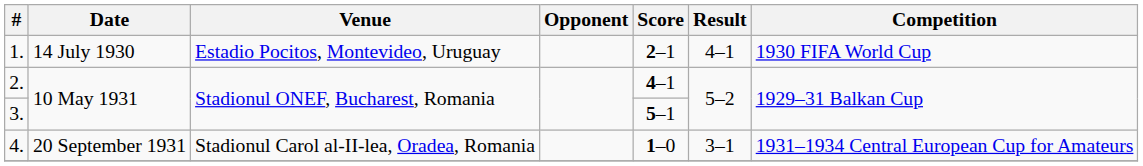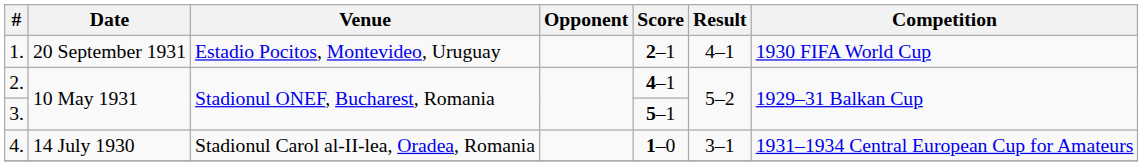(84, 51) 14 July 1930 -> (110, 51) 20 September 1931
(110, 144) 20 September 1931 -> (84, 144) 14 July 1930
